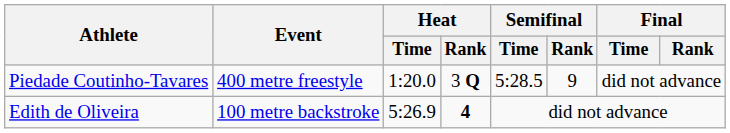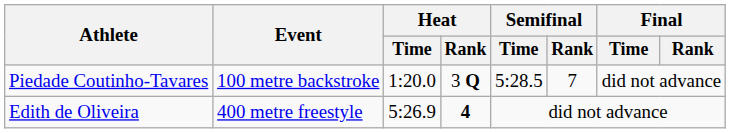(290, 80) 400 metre freestyle -> (298, 80) 100 metre backstroke
(572, 80) 9 -> (572, 80) 7
(298, 112) 100 metre backstroke -> (290, 112) 400 metre freestyle
